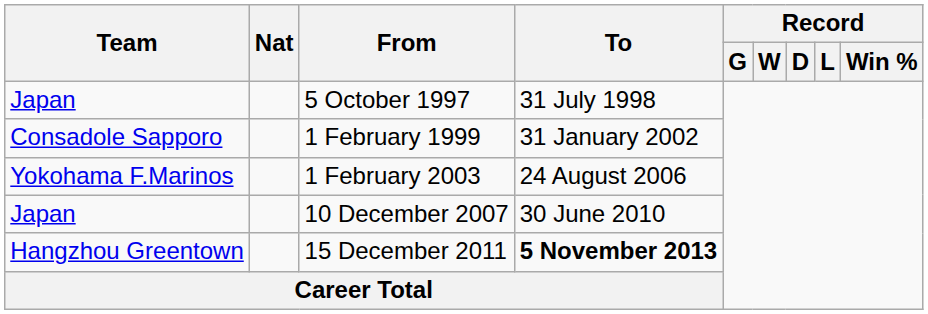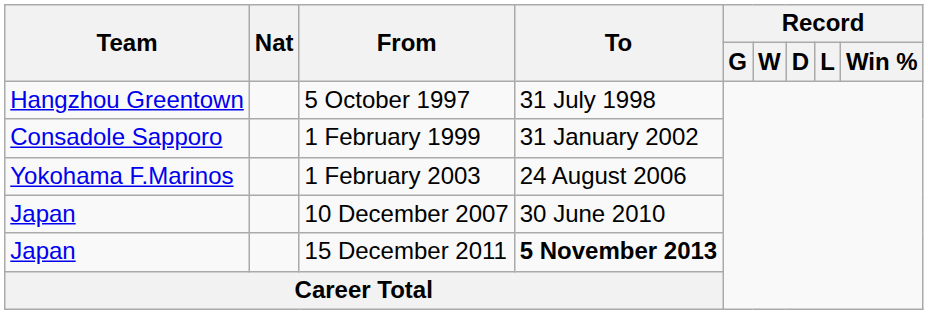(43, 99) Japan -> (127, 99) Hangzhou Greentown
(127, 251) Hangzhou Greentown -> (43, 251) Japan
